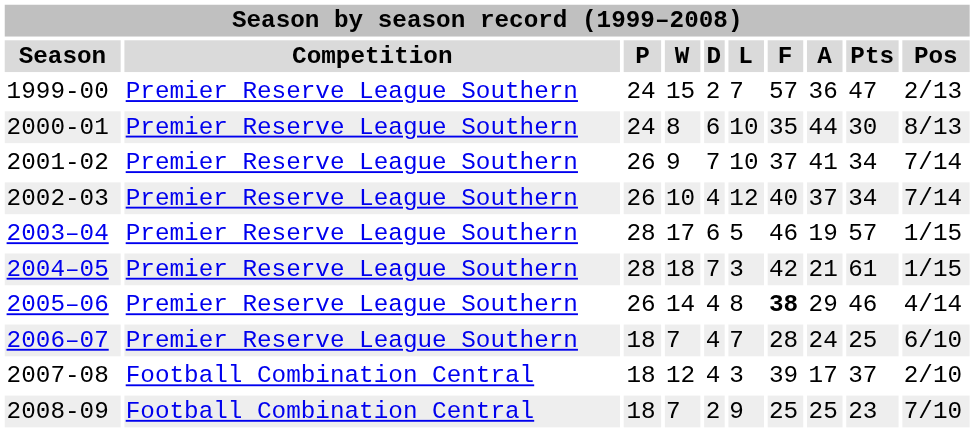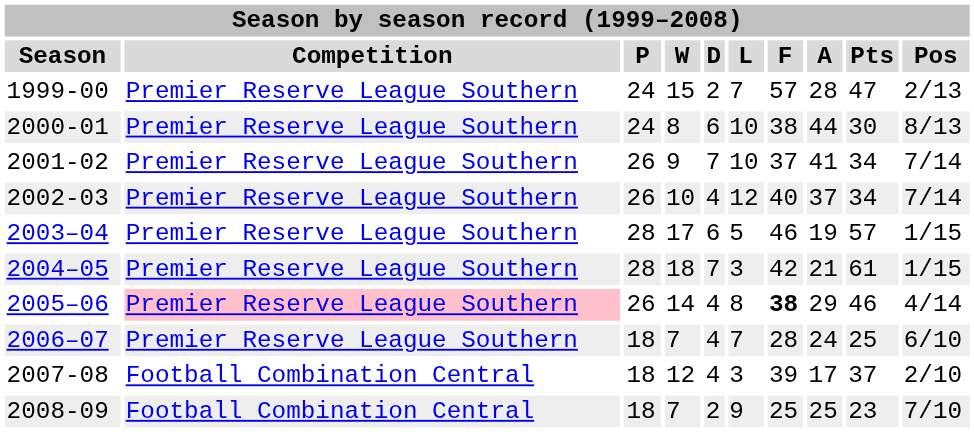(823, 92) 36 -> (823, 92) 28
(784, 127) 35 -> (784, 127) 38
(352, 305) no background -> (352, 305) pink background
